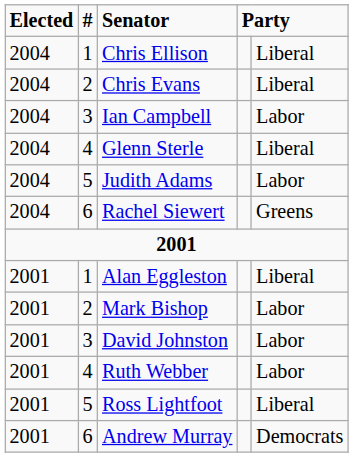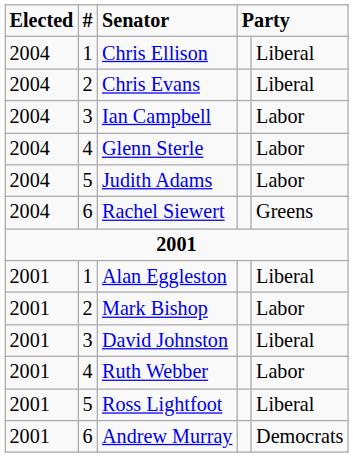(285, 148) Liberal -> (280, 148) Labor
(280, 340) Labor -> (285, 340) Liberal
